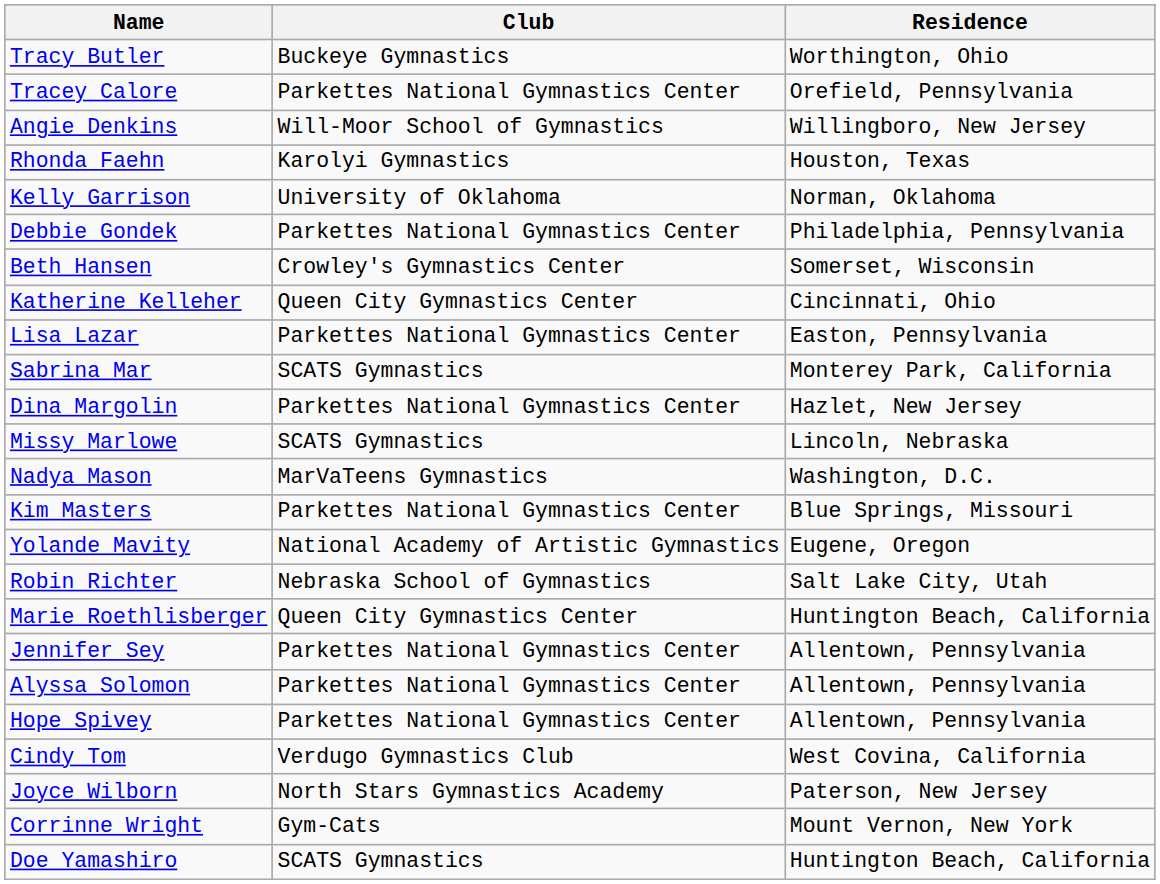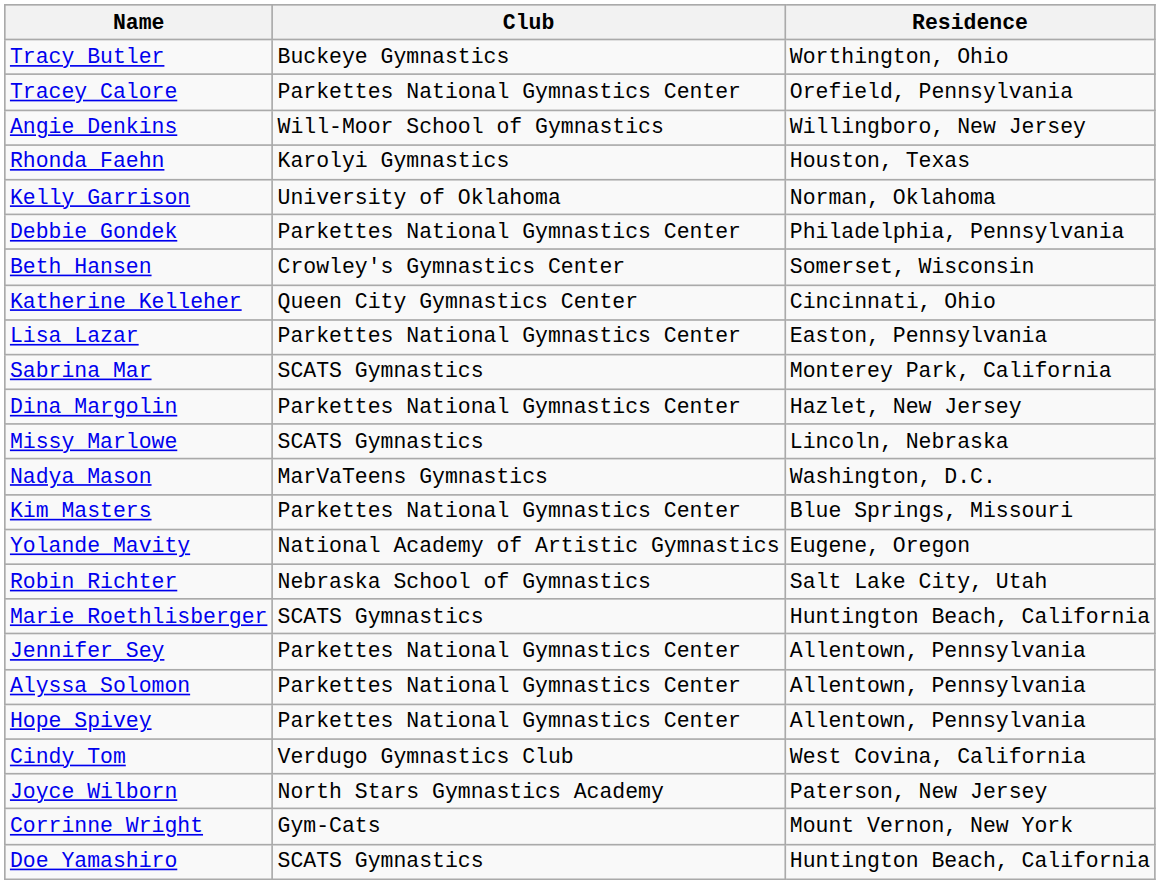(458, 617) Queen City Gymnastics Center -> (381, 617) SCATS Gymnastics
